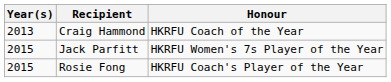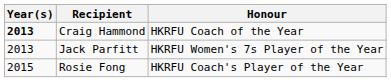(20, 31) normal -> (20, 31) bold
(20, 49) 2015 -> (20, 49) 2013
